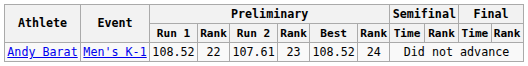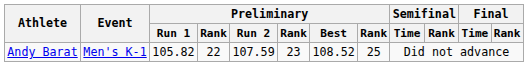(173, 52) 108.52 -> (173, 52) 105.82
(254, 52) 107.61 -> (254, 52) 107.59
(374, 52) 24 -> (374, 52) 25
